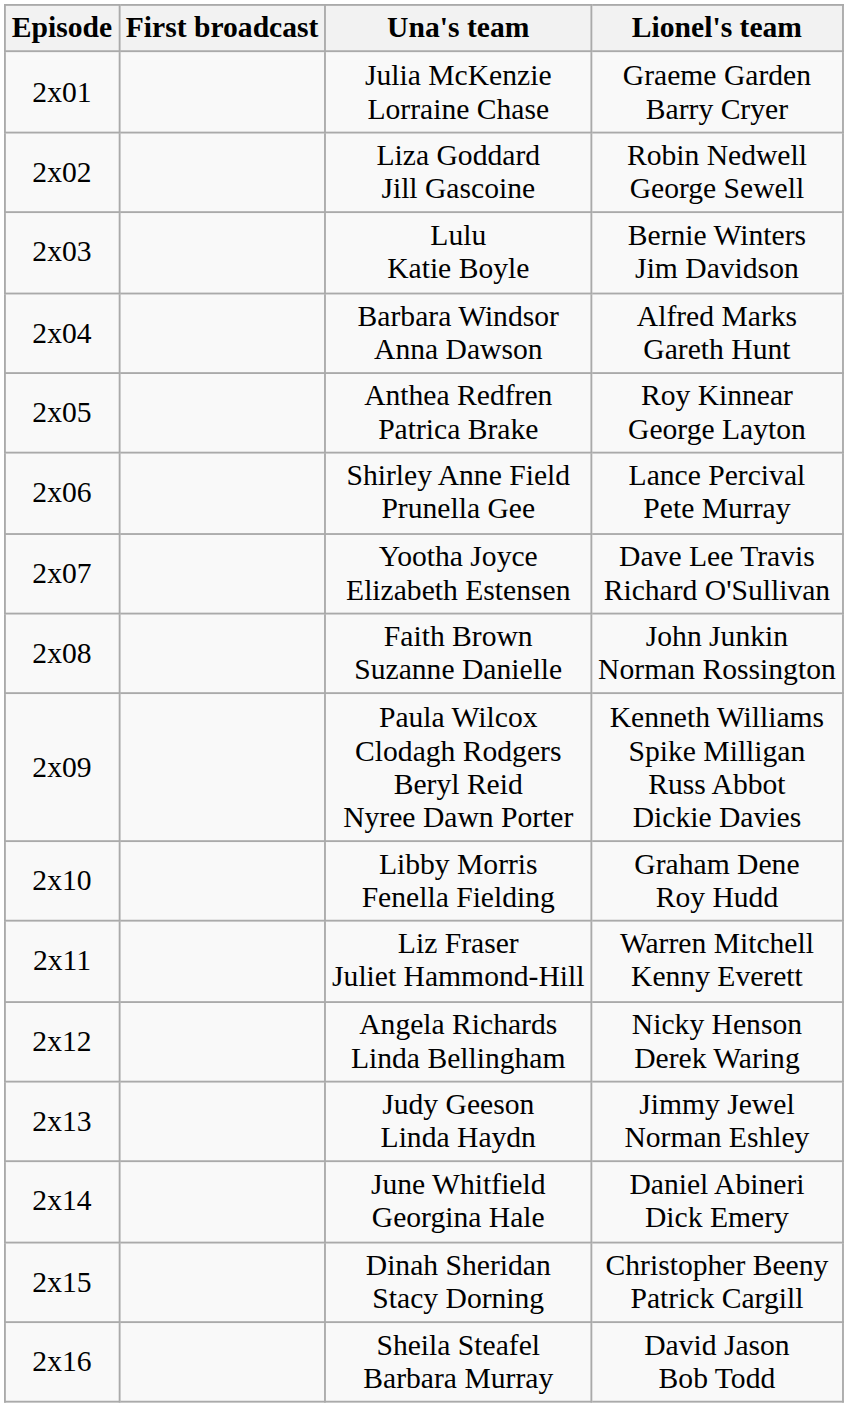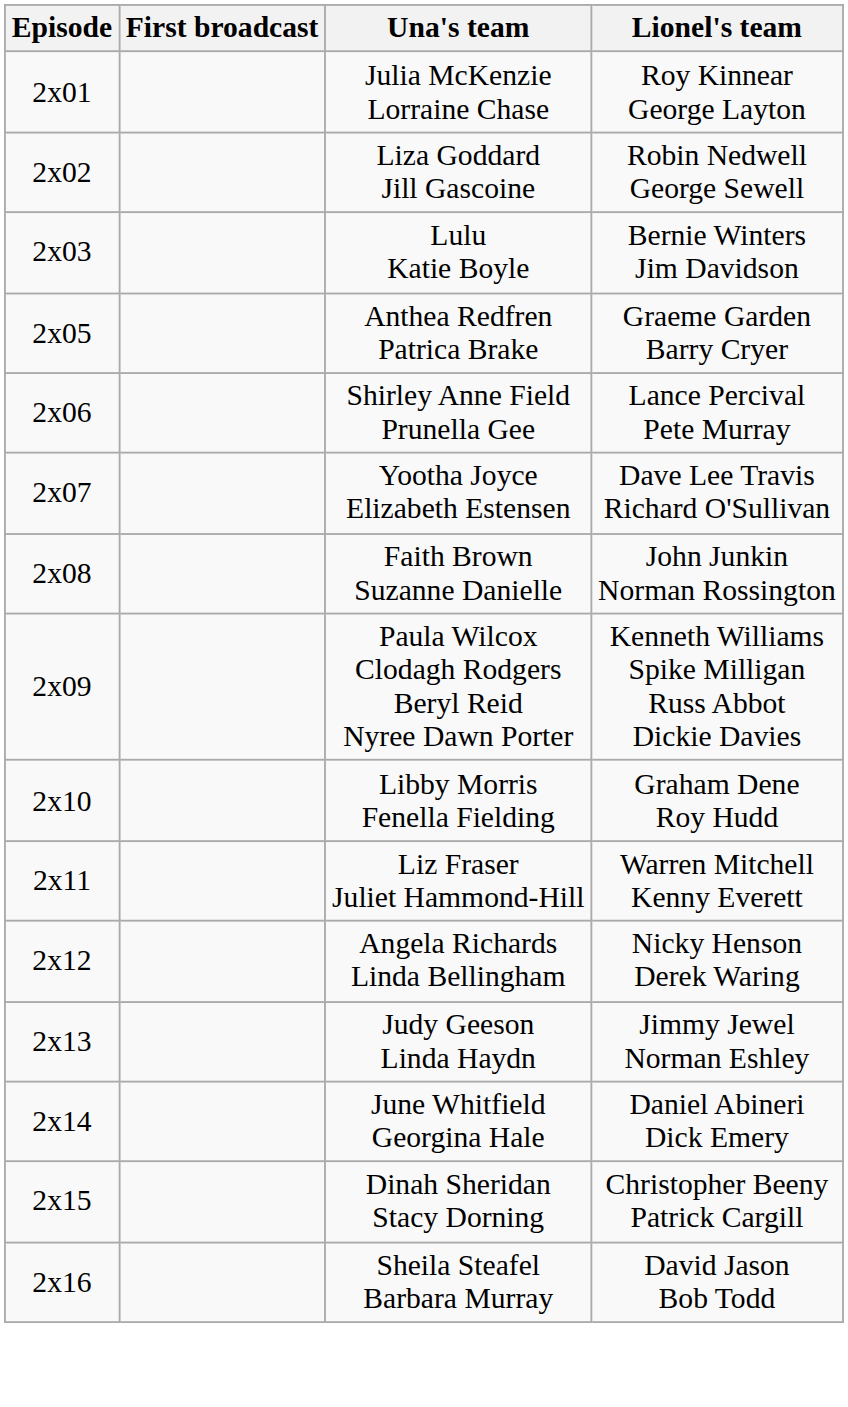(717, 91) Graeme Garden Barry Cryer -> (717, 91) Roy Kinnear George Layton
- row: (458, 332)
(717, 412) Roy Kinnear George Layton -> (717, 332) Graeme Garden Barry Cryer
